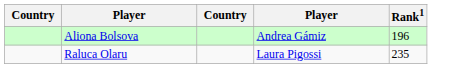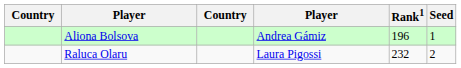+ column: (441, 15)
(400, 54) 235 -> (400, 54) 232
